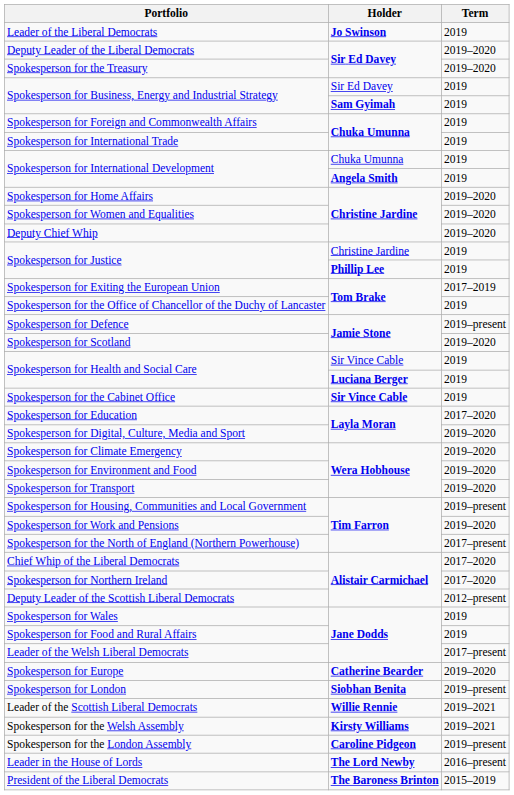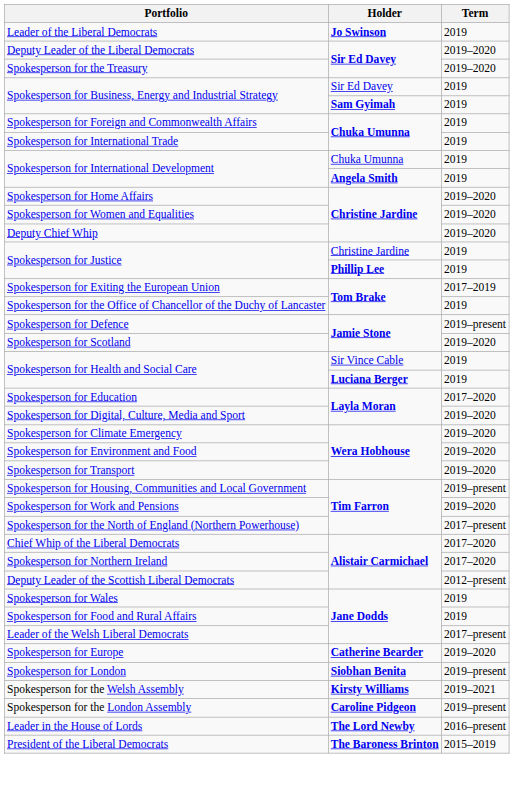- row: (91, 397)
- row: (102, 707)
